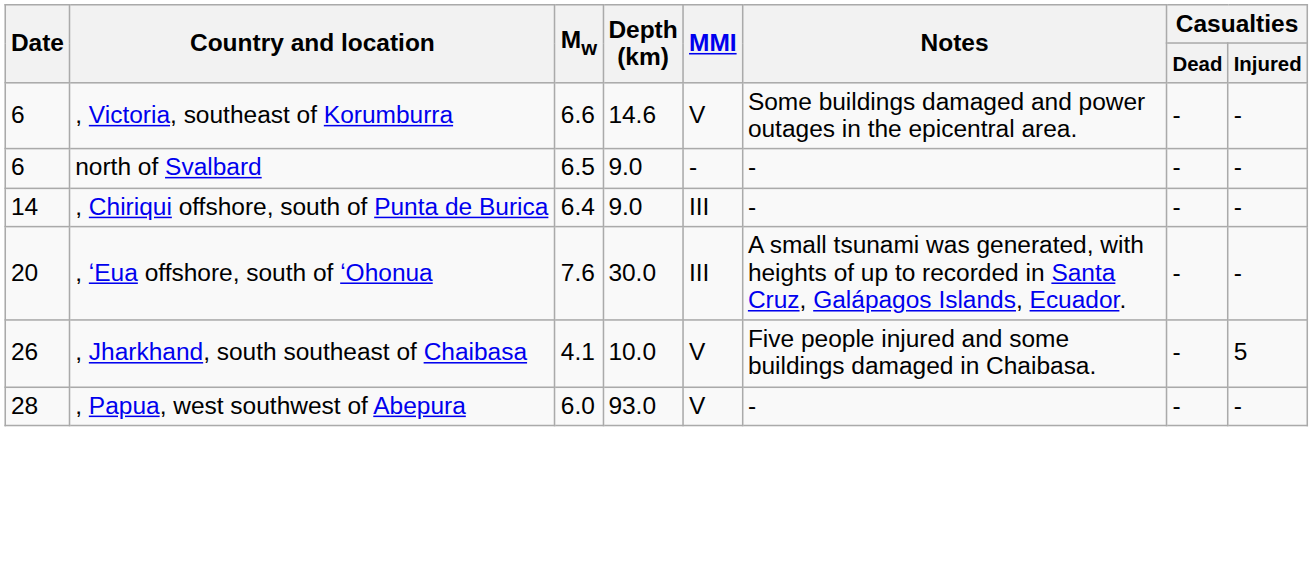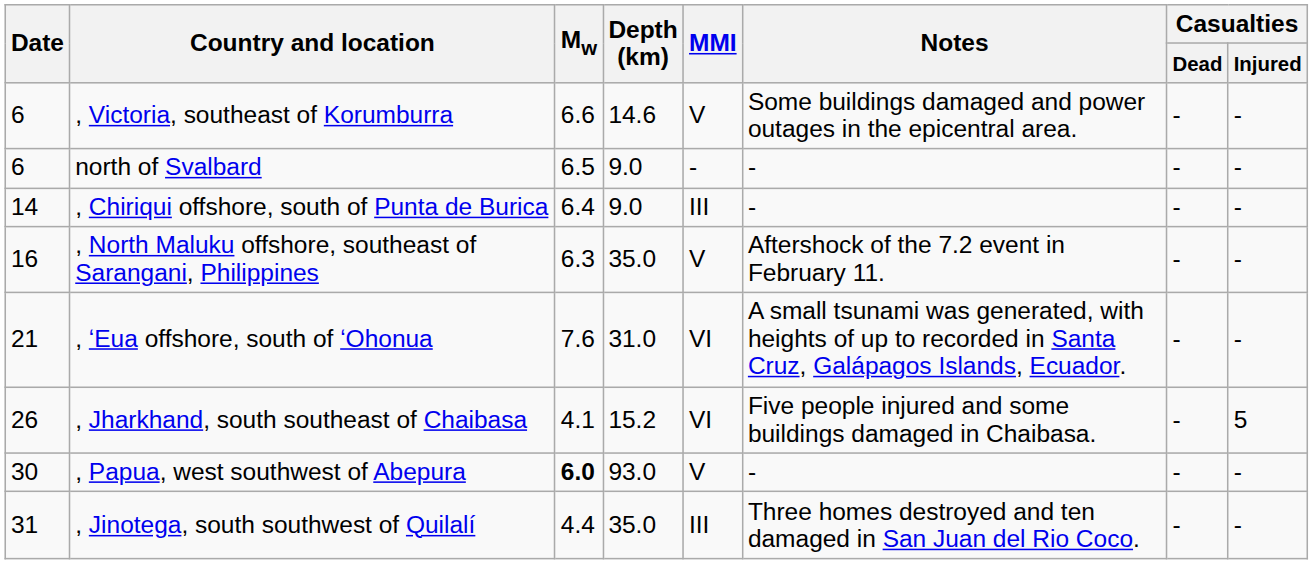+ row: (276, 259)
(25, 273) 20 -> (25, 339) 21
(632, 273) 30.0 -> (632, 339) 31.0
(699, 273) III -> (701, 339) VI
(632, 353) 10.0 -> (632, 419) 15.2
(697, 353) V -> (701, 419) VI
(25, 405) 28 -> (25, 472) 30
(578, 405) normal -> (578, 472) bold
+ row: (275, 524)
